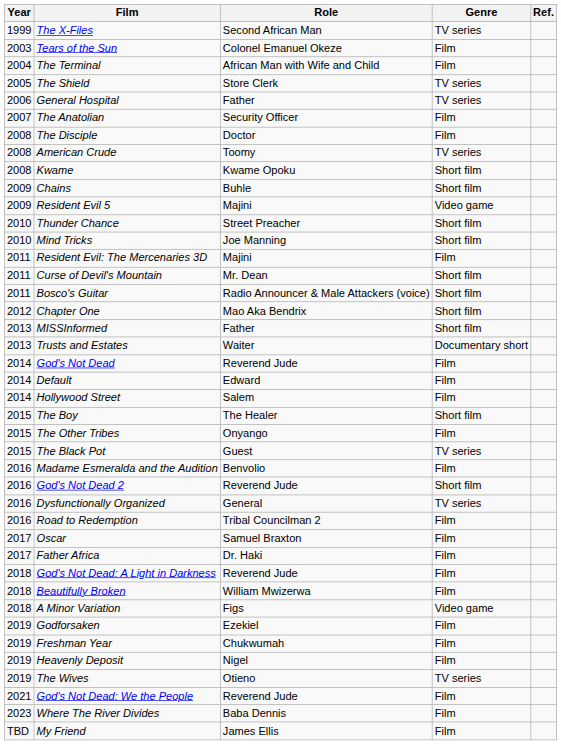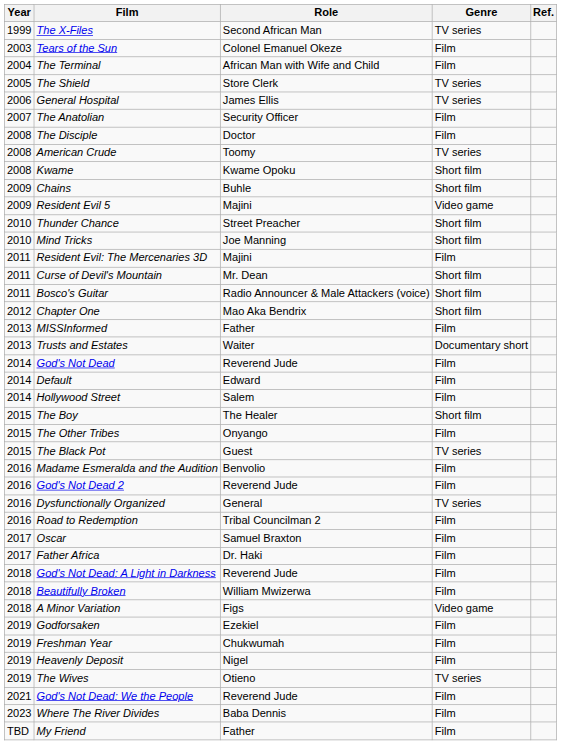(239, 100) Father -> (251, 100) James Ellis
(458, 328) Short film -> (445, 328) Film
(458, 485) Short film -> (445, 485) Film
(251, 731) James Ellis -> (239, 731) Father
